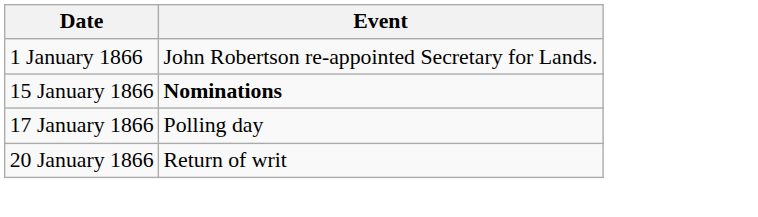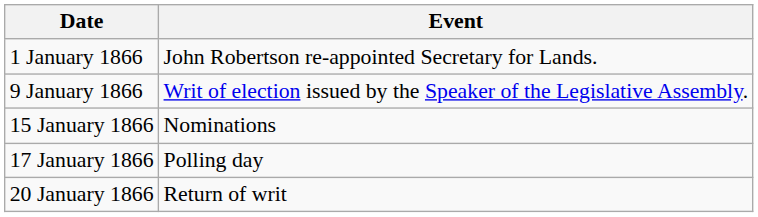+ row: (76, 90)
(223, 90) bold -> (220, 125) normal
